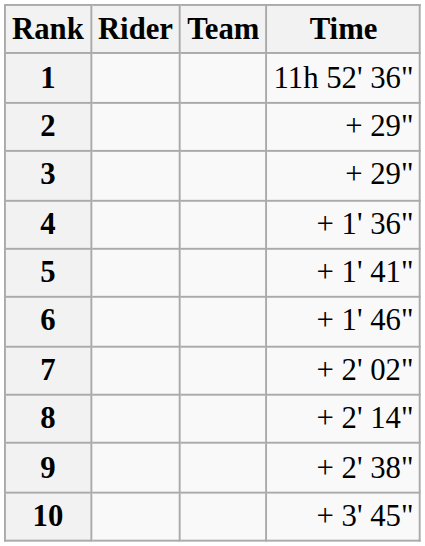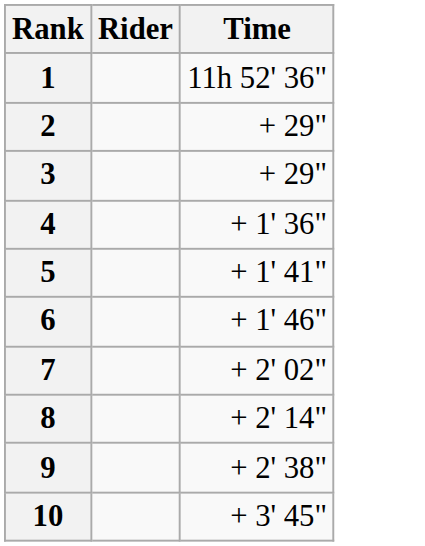- column: (223, 28)
